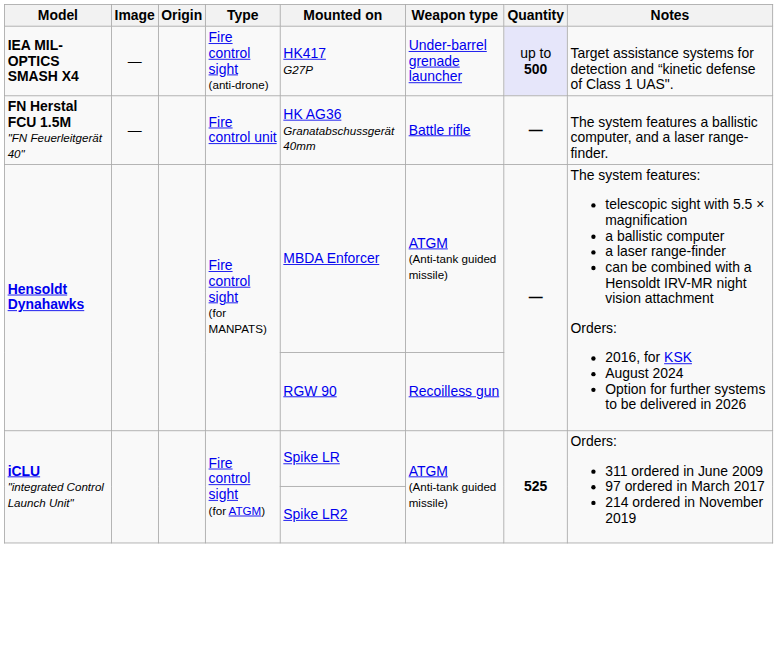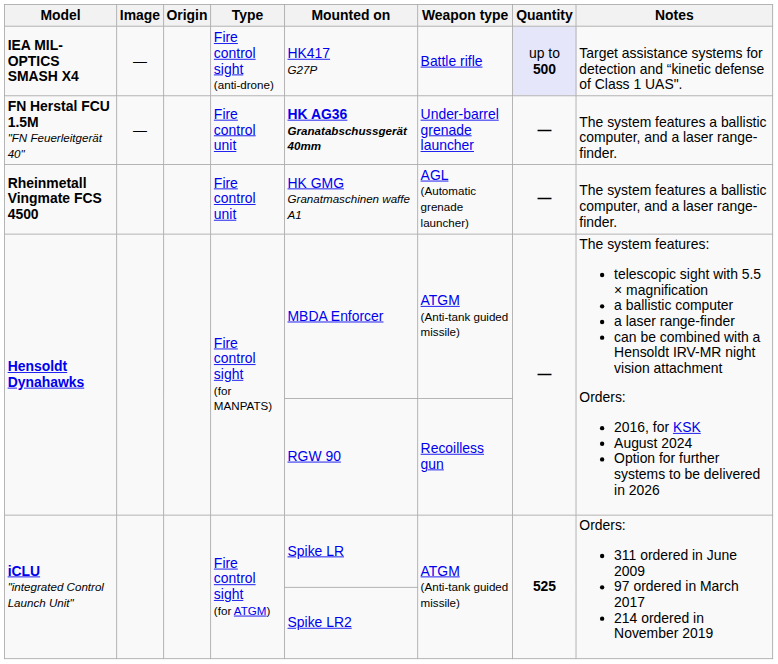(448, 61) Under-barrel grenade launcher -> (452, 61) Battle rifle
(339, 130) normal -> (347, 130) bold
(440, 130) Battle rifle -> (460, 130) Under-barrel grenade launcher
+ row: (55, 199)
